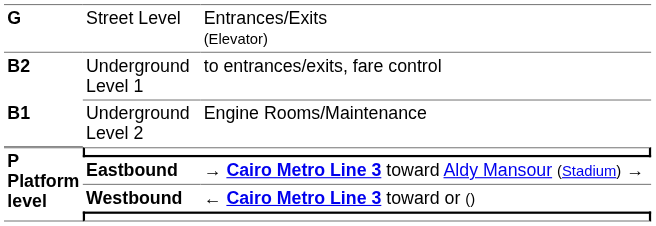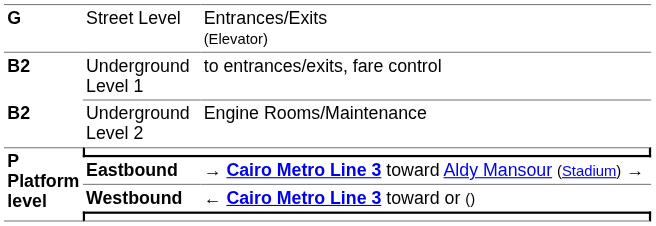(19, 113) B1 -> (19, 113) B2
